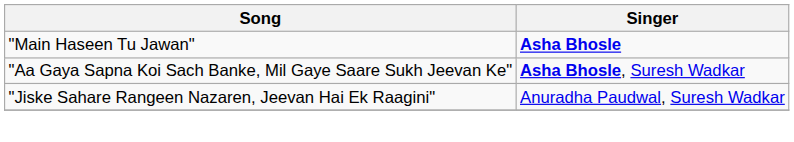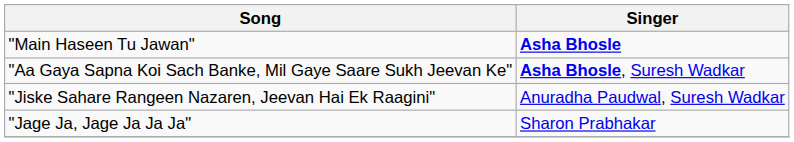+ row: (100, 124)
